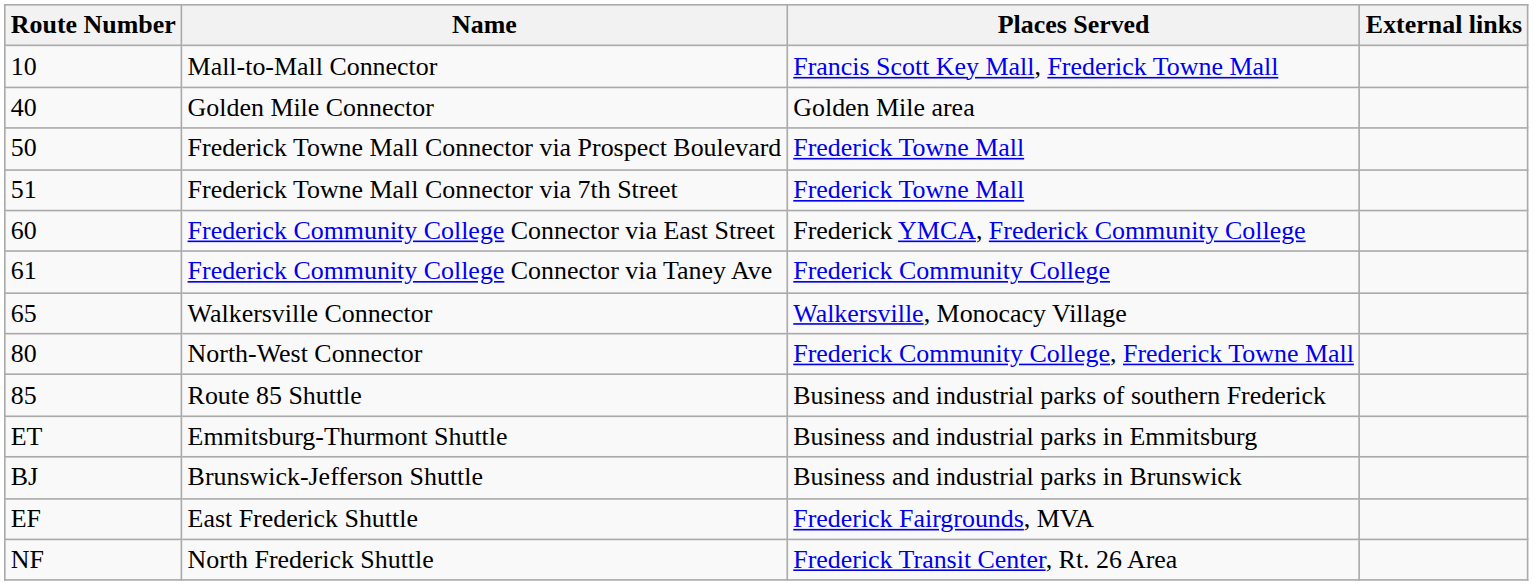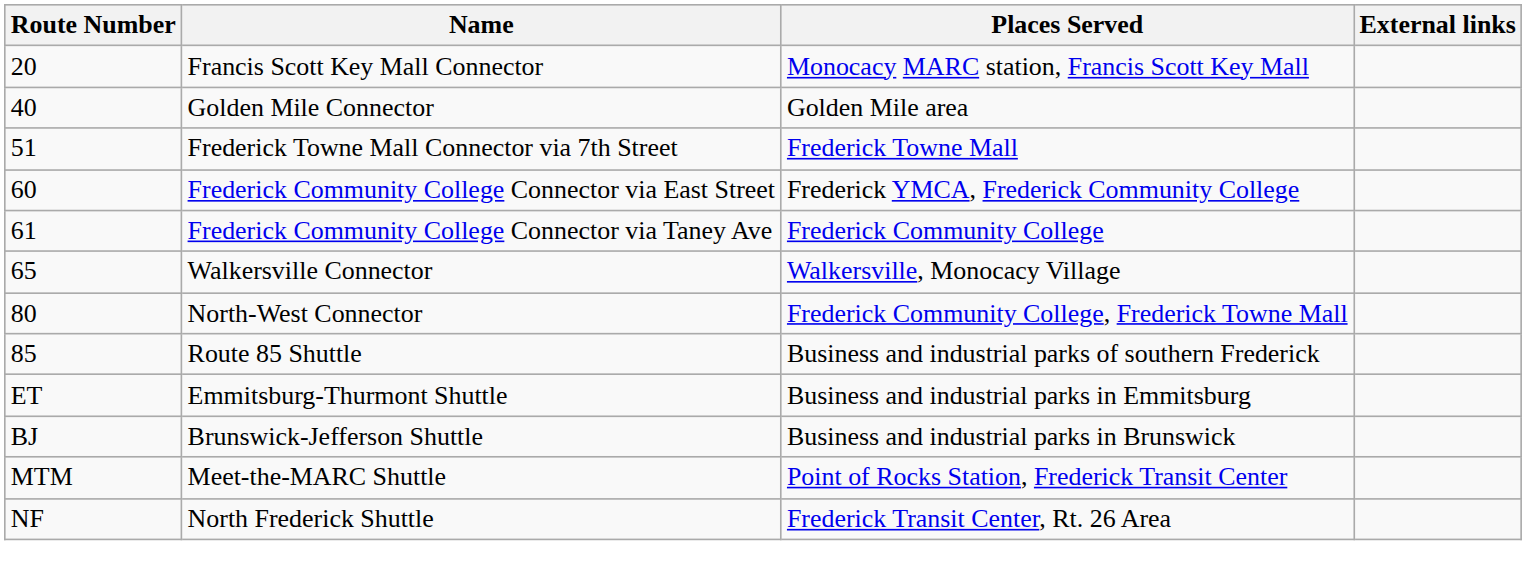- row: (312, 66)
+ row: (365, 66)
- row: (484, 148)
- row: (303, 518)
+ row: (317, 477)
